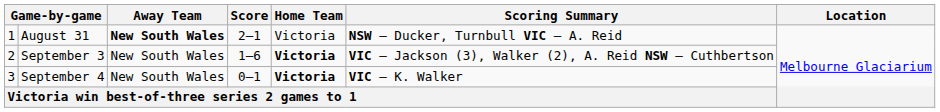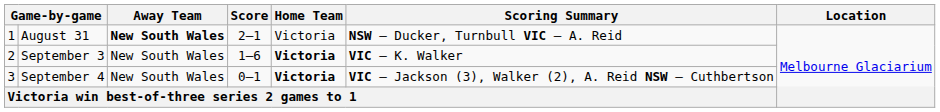(561, 56) VIC – Jackson (3), Walker (2), A. Reid NSW – Cuthbertson -> (406, 56) VIC – K. Walker
(406, 76) VIC – K. Walker -> (561, 76) VIC – Jackson (3), Walker (2), A. Reid NSW – Cuthbertson
